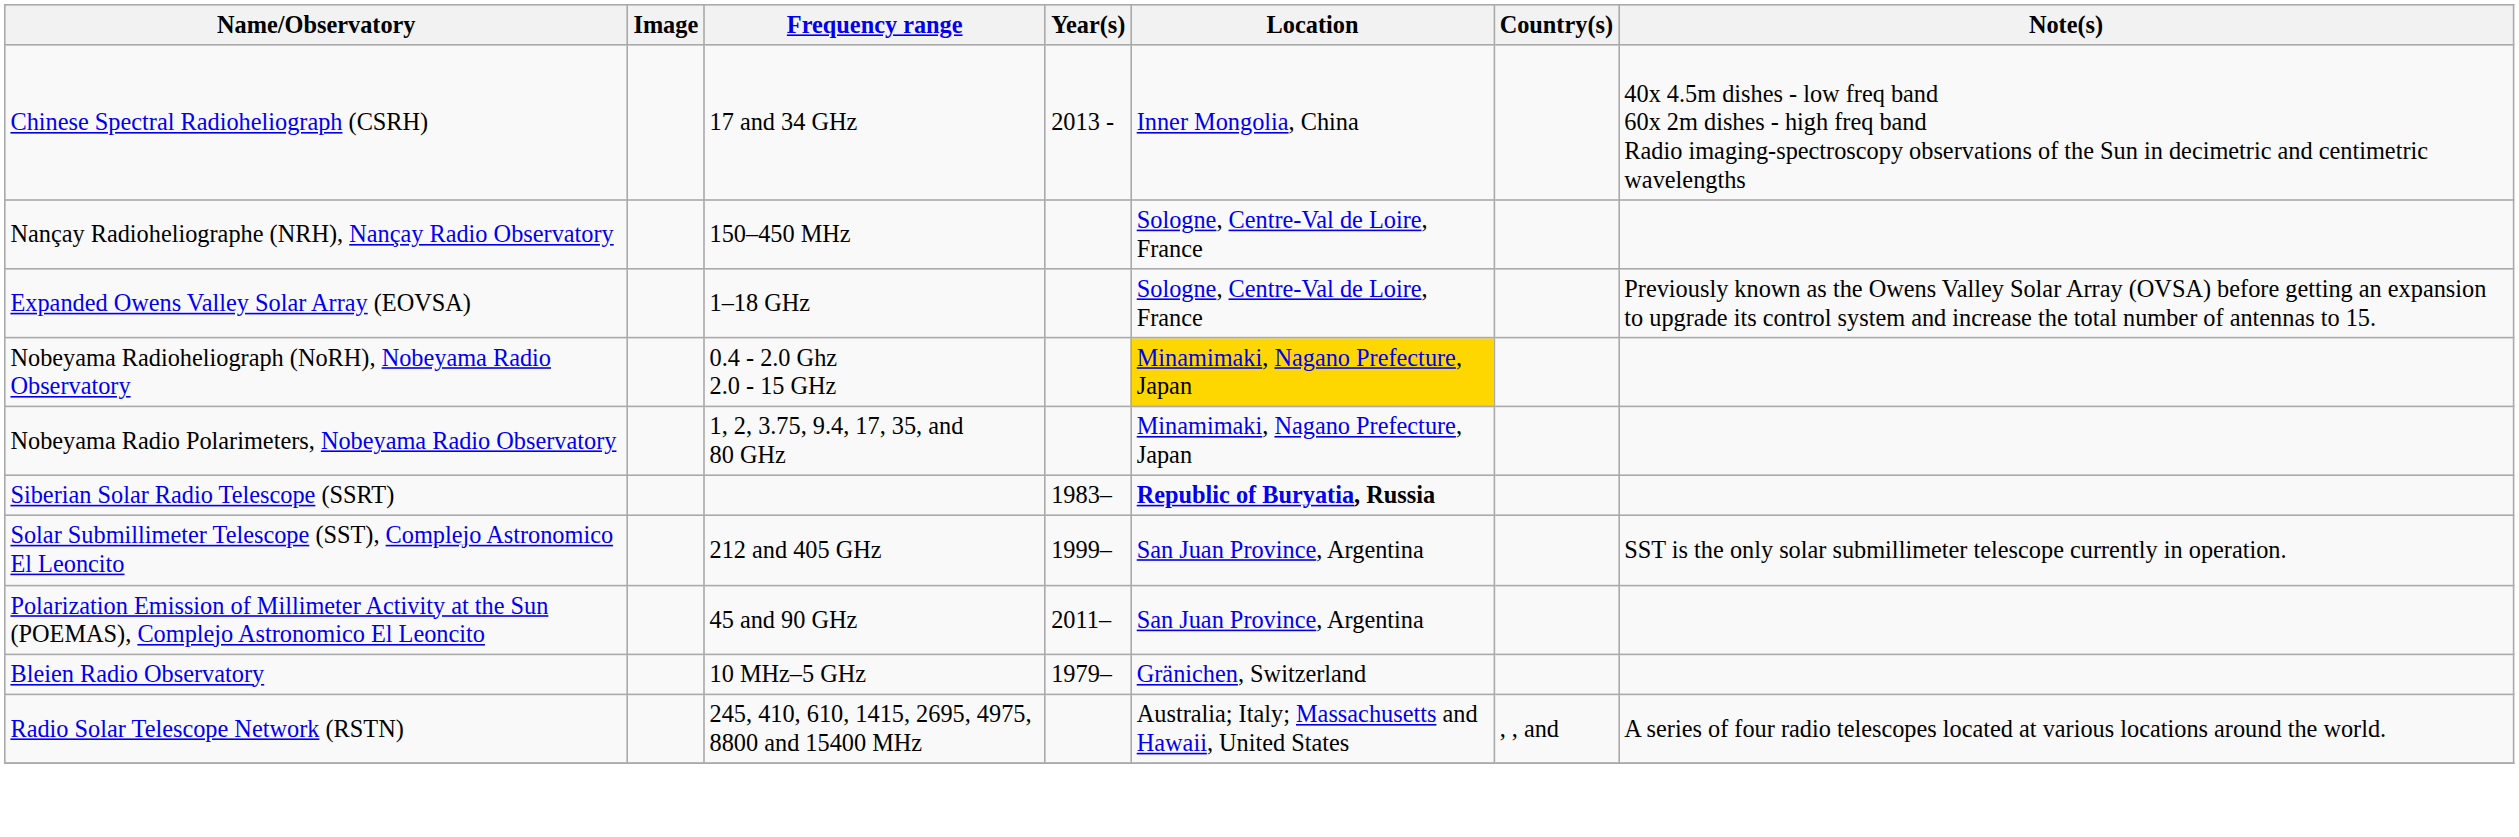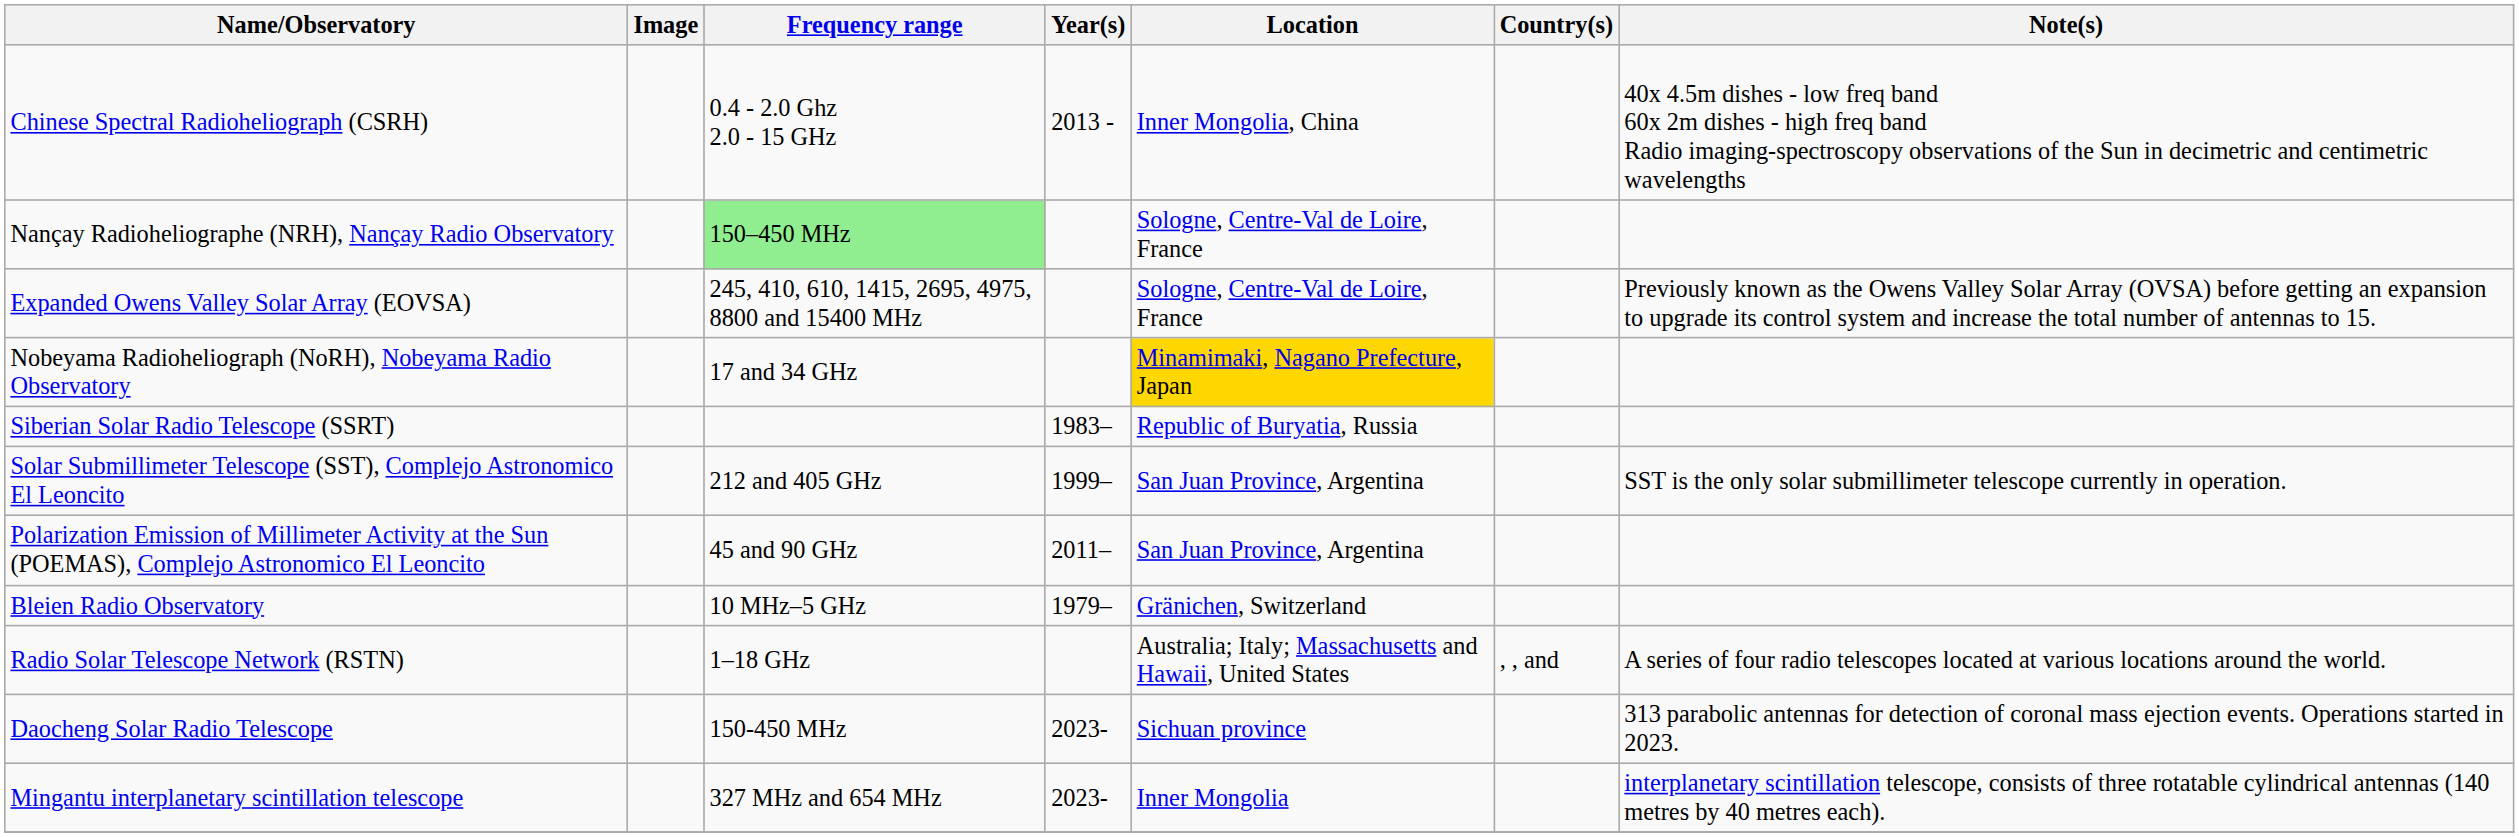(783, 122) 17 and 34 GHz -> (773, 122) 0.4 - 2.0 Ghz 2.0 - 15 GHz
(780, 234) no background -> (780, 234) lightgreen background
(760, 303) 1–18 GHz -> (871, 303) 245, 410, 610, 1415, 2695, 4975, 8800 and 15400 MHz
(773, 372) 0.4 - 2.0 Ghz 2.0 - 15 GHz -> (783, 372) 17 and 34 GHz
- row: (313, 441)
(1286, 495) bold -> (1277, 426) normal
(871, 728) 245, 410, 610, 1415, 2695, 4975, 8800 and 15400 MHz -> (760, 659) 1–18 GHz
+ row: (172, 728)
+ row: (237, 797)
